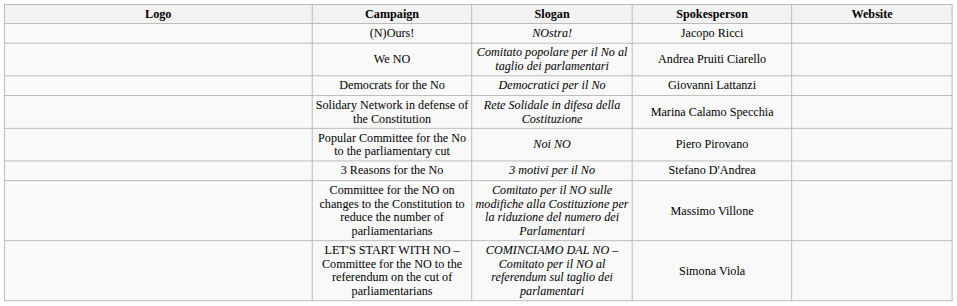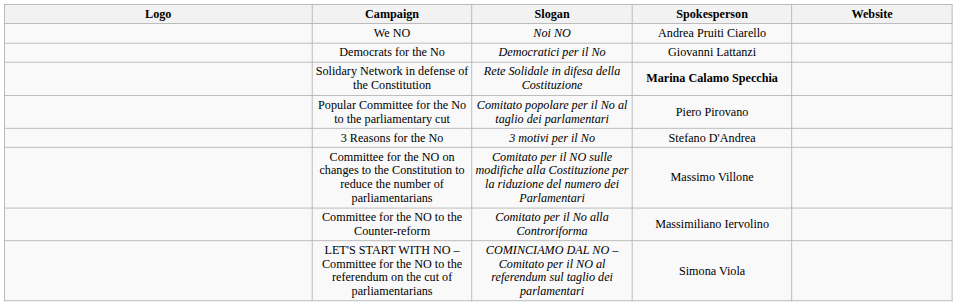- row: (392, 33)
(552, 59) Comitato popolare per il No al taglio dei parlamentari -> (552, 33) Noi NO
(712, 111) normal -> (712, 78) bold
(552, 144) Noi NO -> (552, 111) Comitato popolare per il No al taglio dei parlamentari
+ row: (392, 224)
